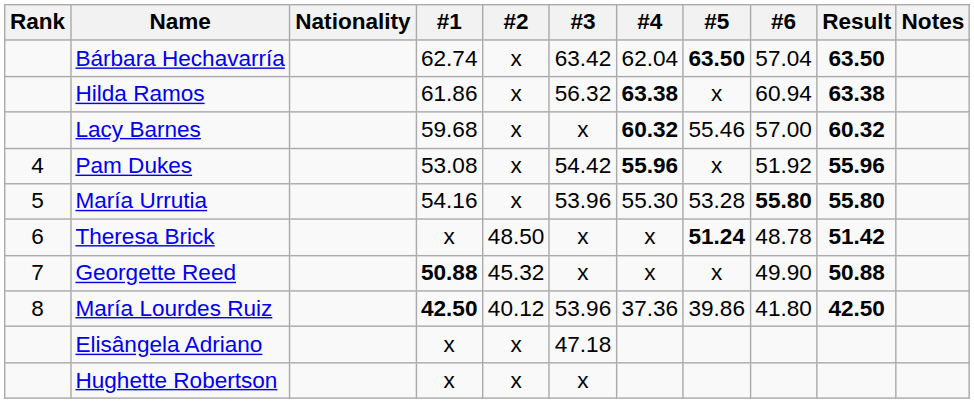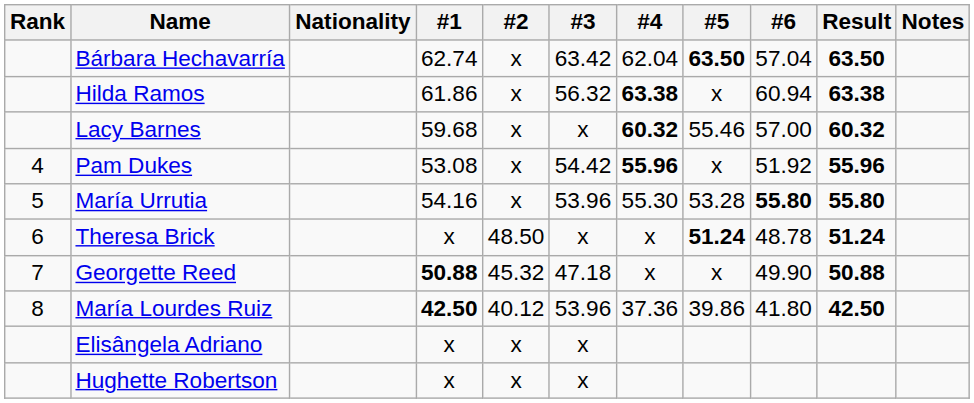(857, 237) 51.42 -> (857, 237) 51.24
(583, 272) x -> (583, 272) 47.18
(583, 344) 47.18 -> (583, 344) x
